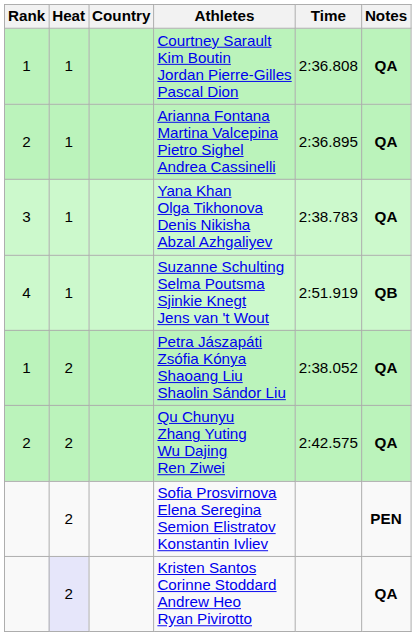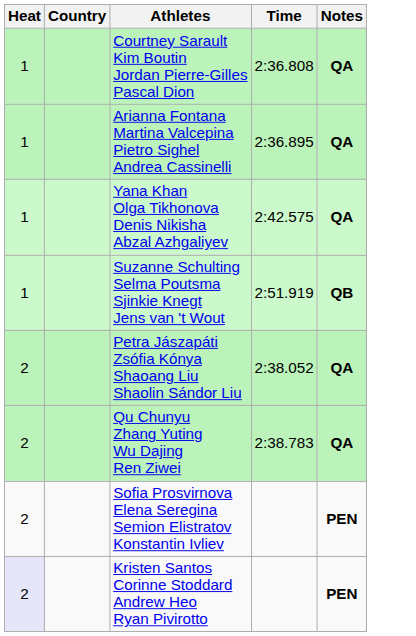- column: (27, 16)
(328, 217) 2:38.783 -> (284, 217) 2:42.575
(328, 443) 2:42.575 -> (284, 443) 2:38.783
(386, 594) QA -> (342, 594) PEN
